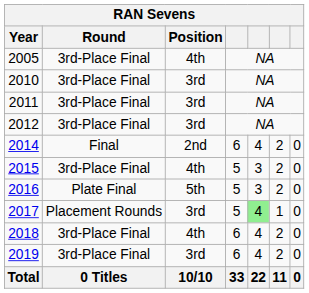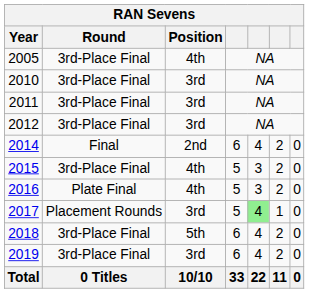(196, 189) 5th -> (196, 189) 4th
(196, 233) 4th -> (196, 233) 5th
